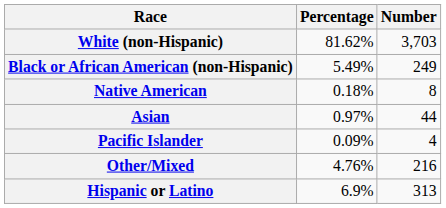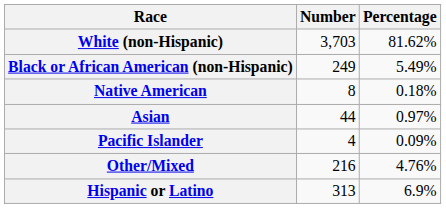columns swapped: (409, 16) <-> (337, 16)
